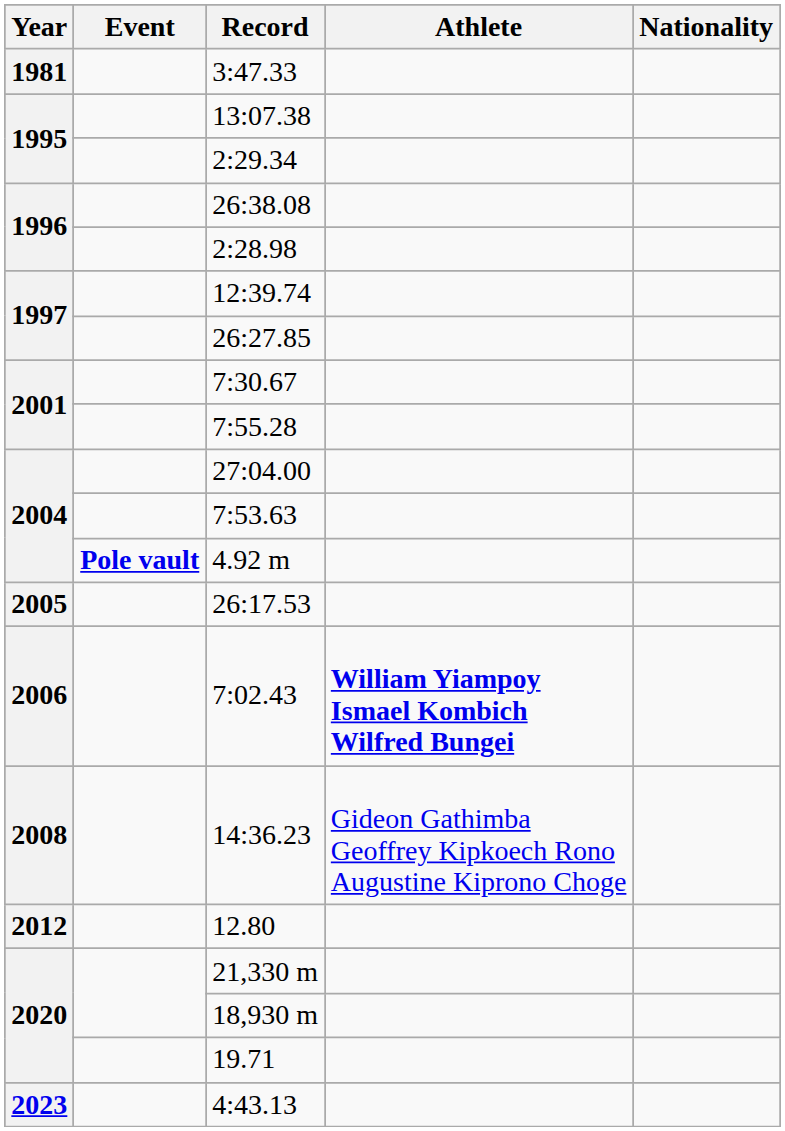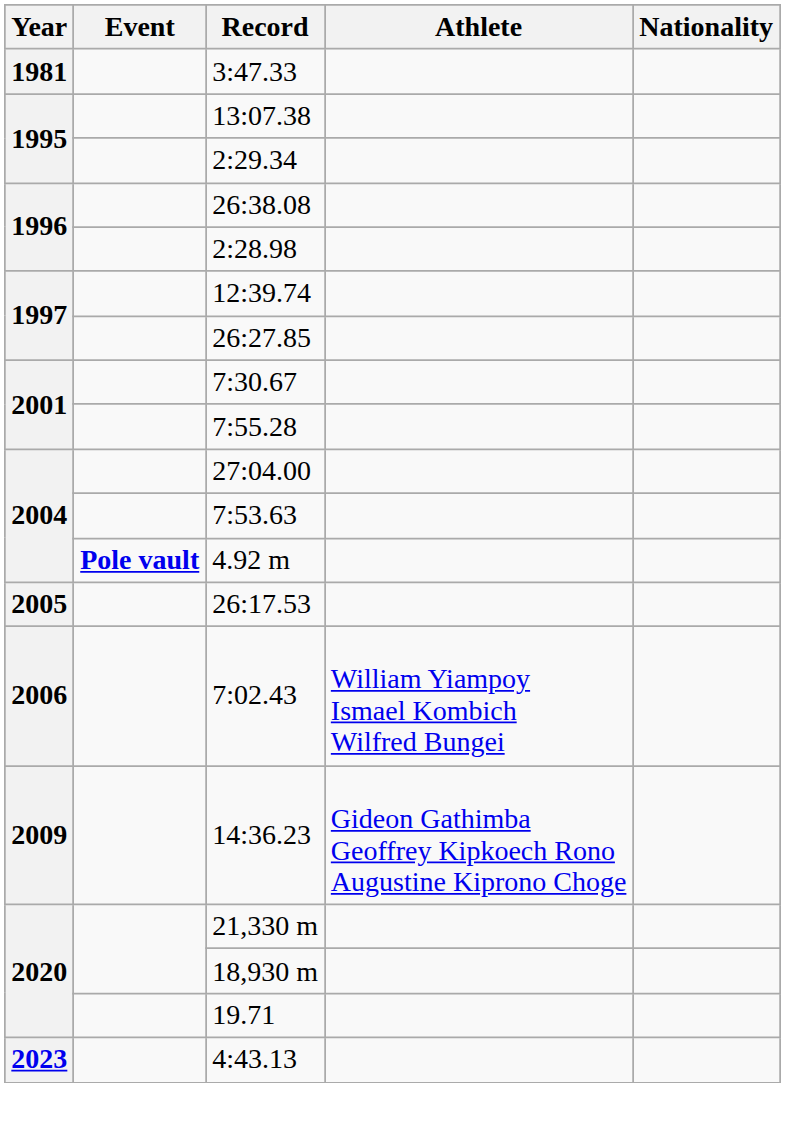(436, 711) bold -> (430, 711) normal
(39, 834) 2008 -> (39, 834) 2009
- row: (244, 926)
